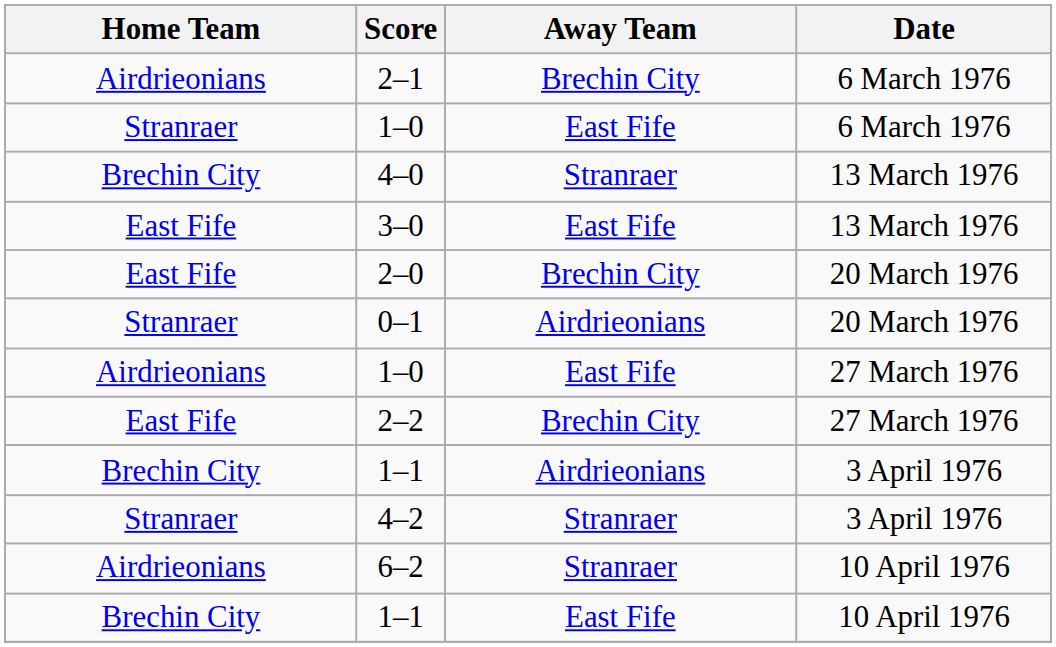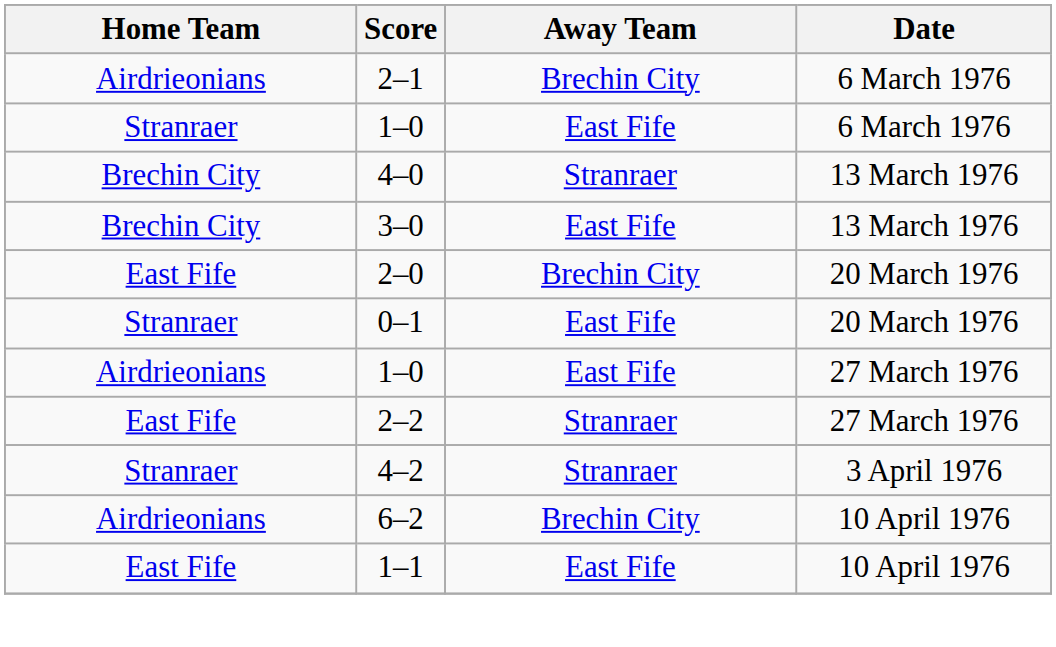(181, 224) East Fife -> (181, 224) Brechin City
(620, 322) Airdrieonians -> (620, 322) East Fife
(620, 420) Brechin City -> (620, 420) Stranraer
- row: (401, 469)
(620, 567) Stranraer -> (620, 518) Brechin City
(181, 616) Brechin City -> (181, 567) East Fife
